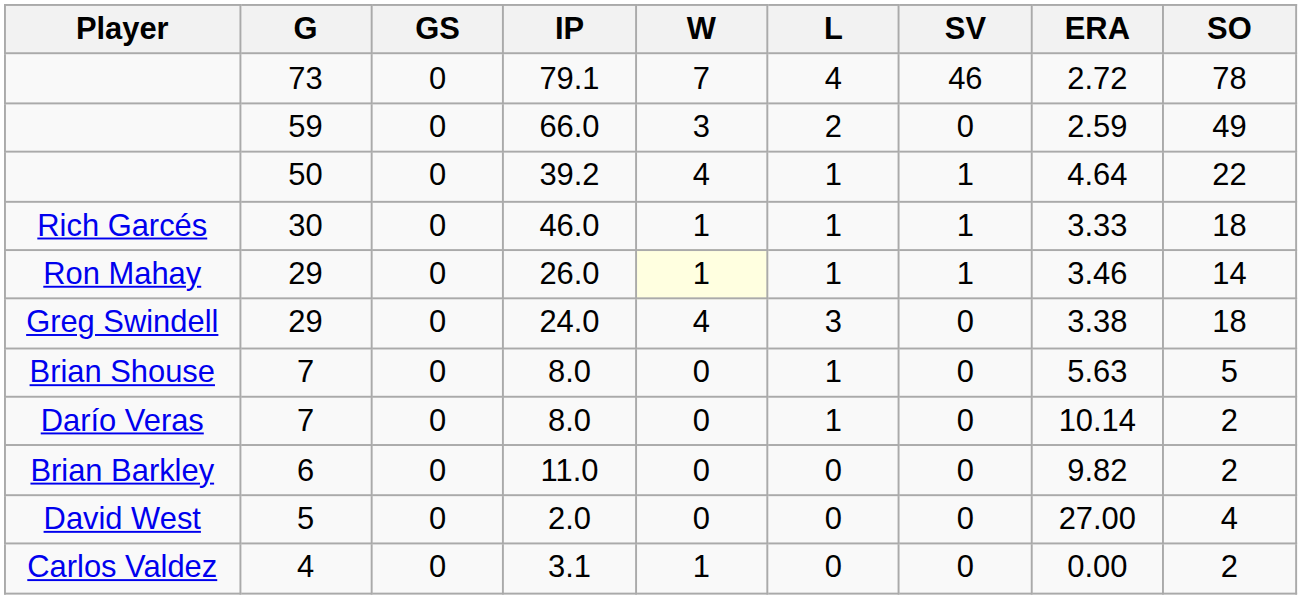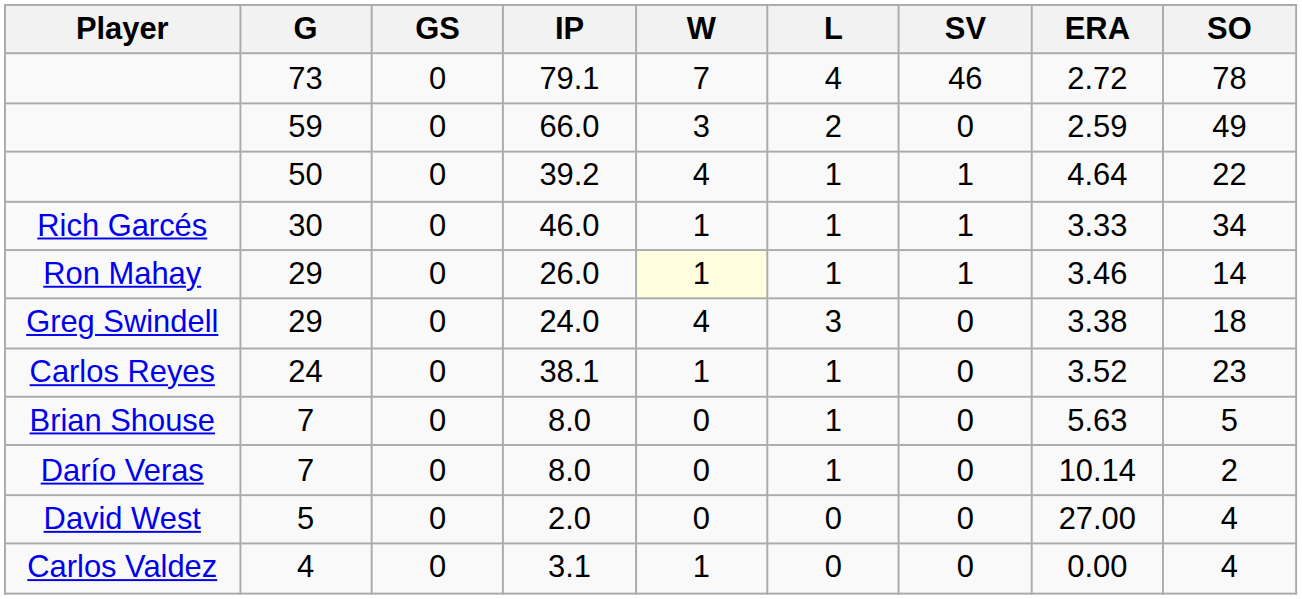(1229, 224) 18 -> (1229, 224) 34
+ row: (122, 371)
- row: (122, 469)
(1229, 567) 2 -> (1229, 567) 4
